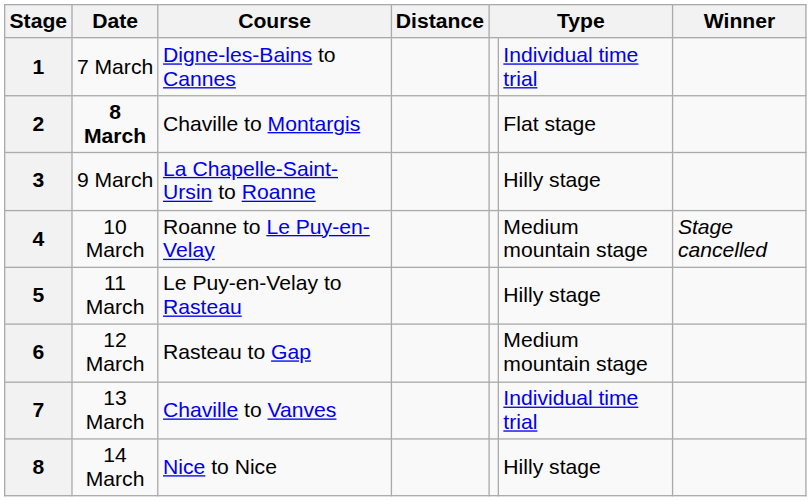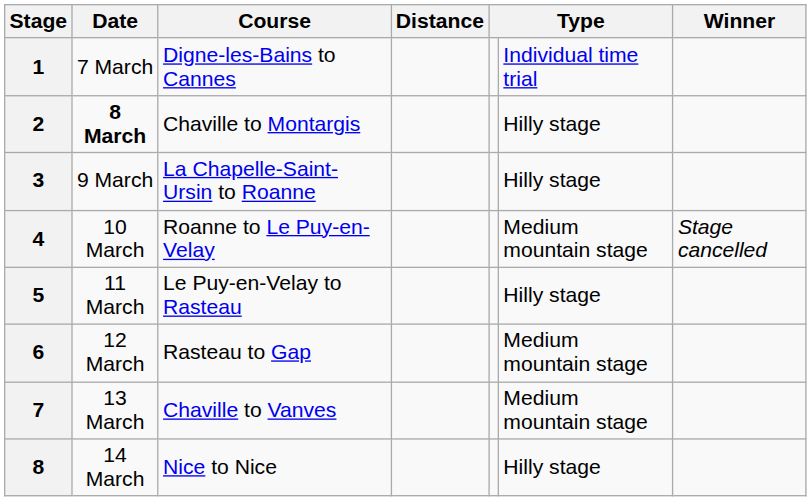(550, 123) Flat stage -> (552, 123) Hilly stage
(571, 410) Individual time trial -> (576, 410) Medium mountain stage
